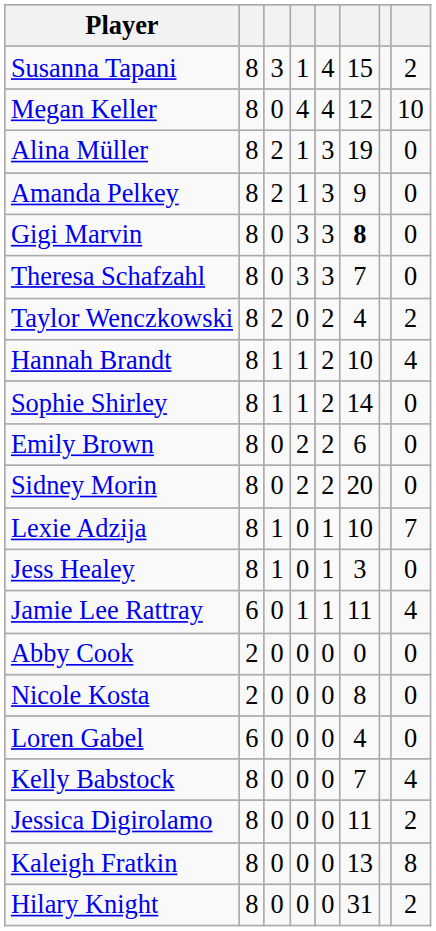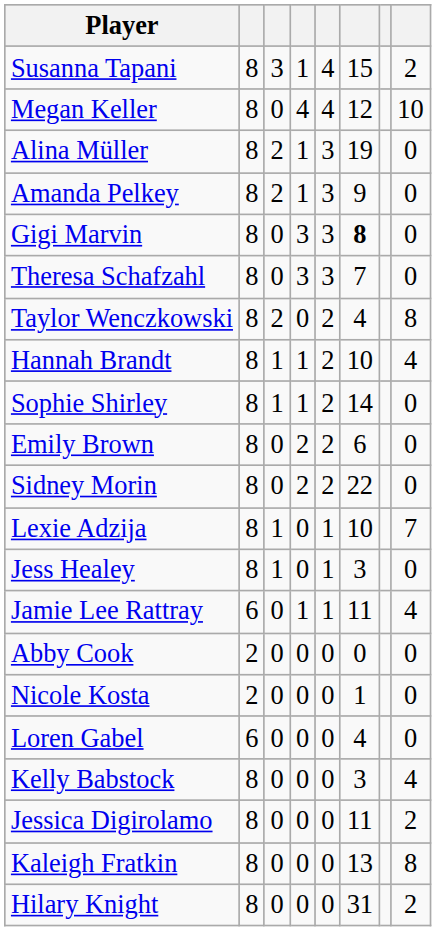(411, 318) 2 -> (411, 318) 8
(360, 485) 20 -> (360, 485) 22
(360, 695) 8 -> (360, 695) 1
(360, 779) 7 -> (360, 779) 3
